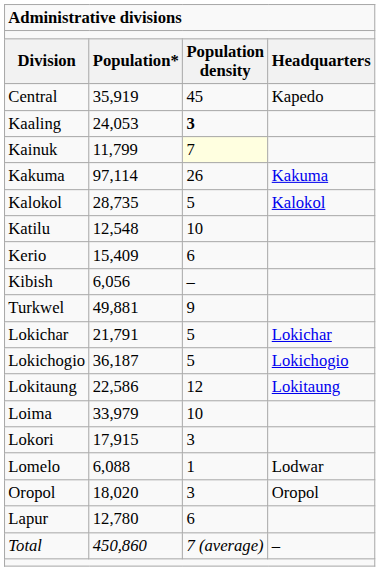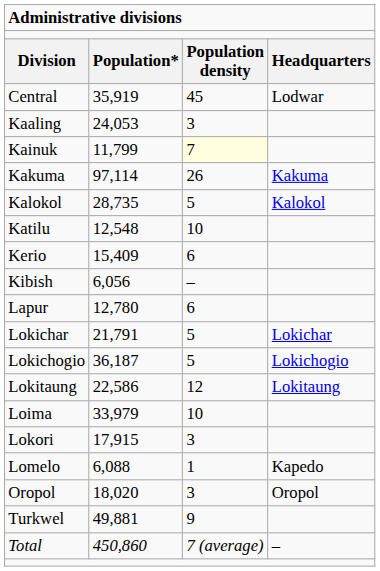(298, 96) Kapedo -> (298, 96) Lodwar
(191, 123) bold -> (191, 123) normal
rows swapped: (28, 519) <-> (36, 307)
(298, 466) Lodwar -> (298, 466) Kapedo
